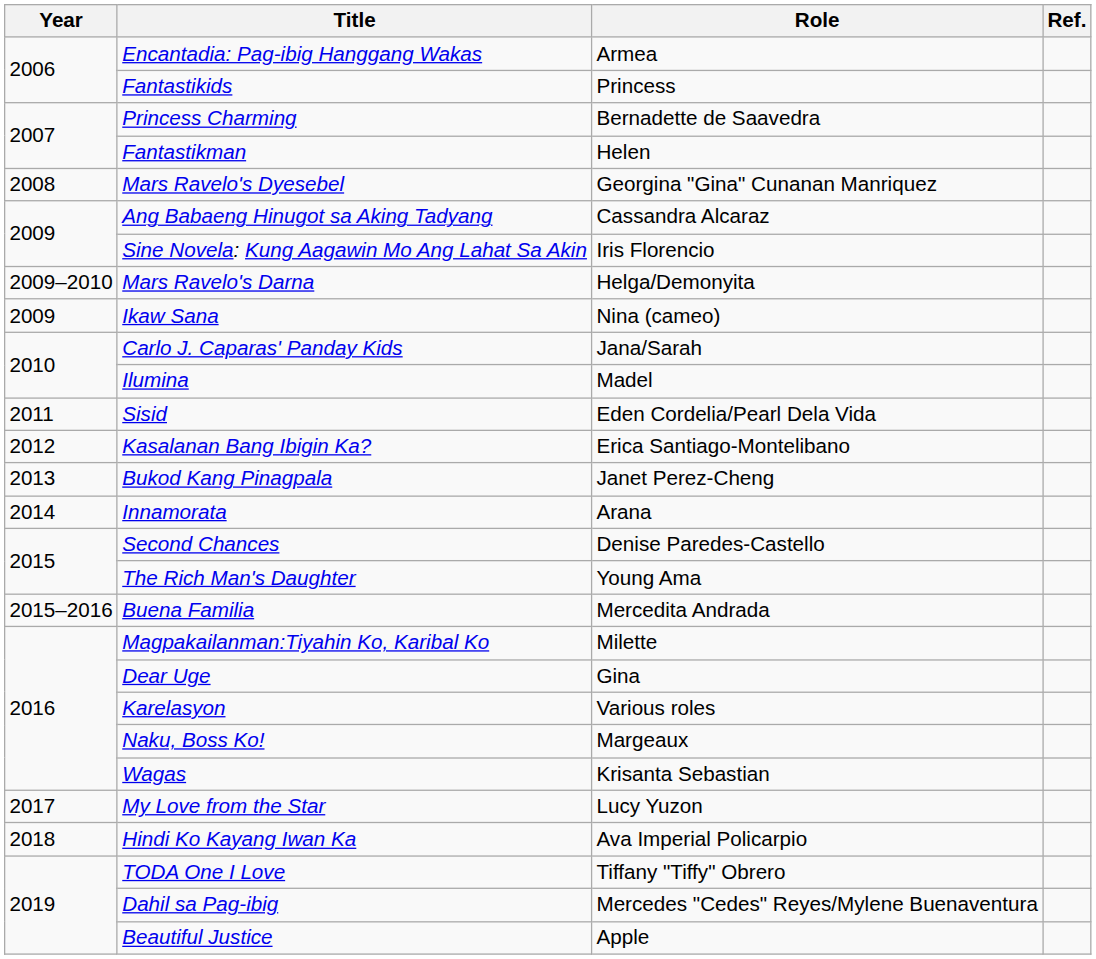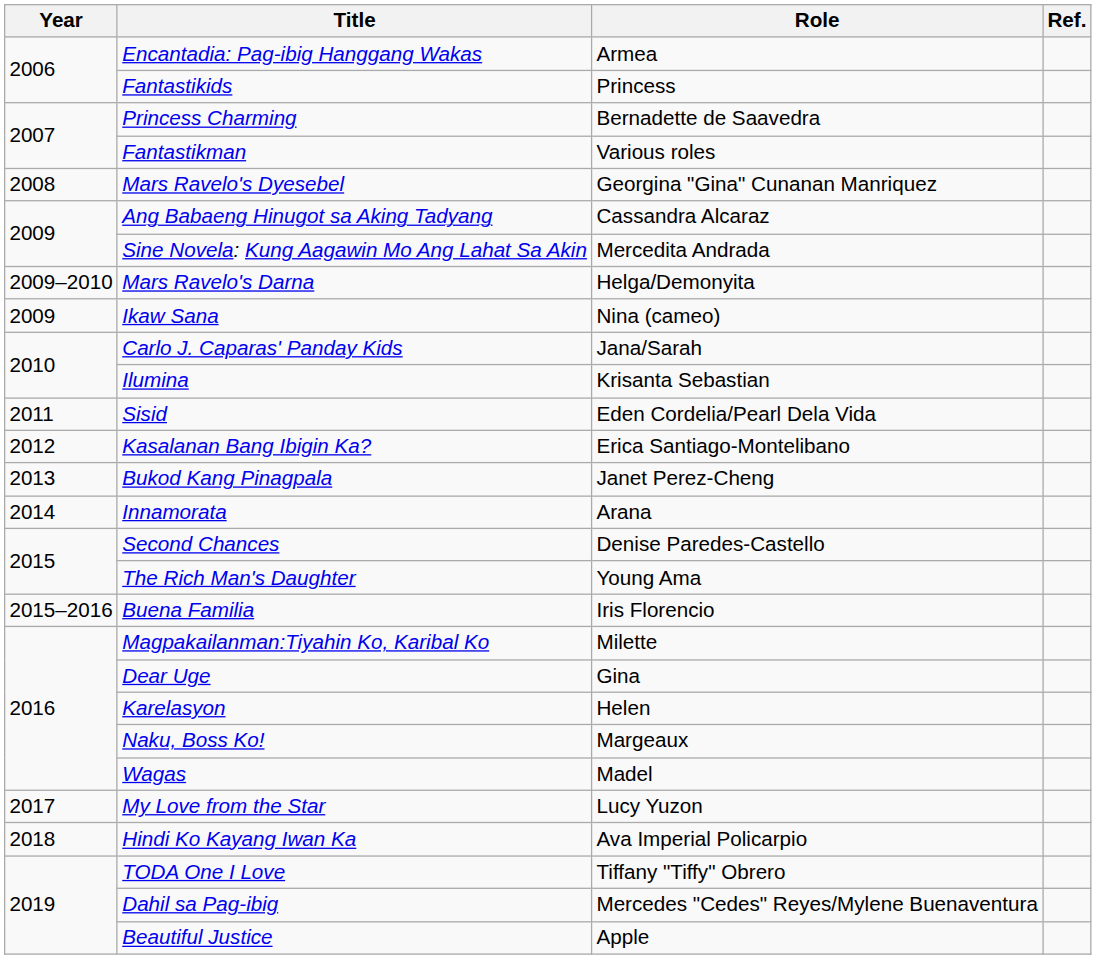(623, 151) Helen -> (656, 151) Various roles
(656, 250) Iris Florencio -> (683, 250) Mercedita Andrada
(625, 380) Madel -> (683, 380) Krisanta Sebastian
(683, 610) Mercedita Andrada -> (656, 610) Iris Florencio
(656, 708) Various roles -> (623, 708) Helen
(683, 773) Krisanta Sebastian -> (625, 773) Madel
